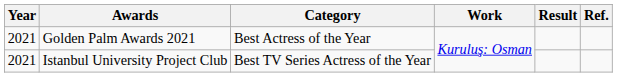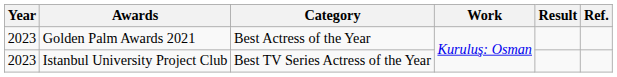(22, 38) 2021 -> (22, 38) 2023
(22, 60) 2021 -> (22, 60) 2023
